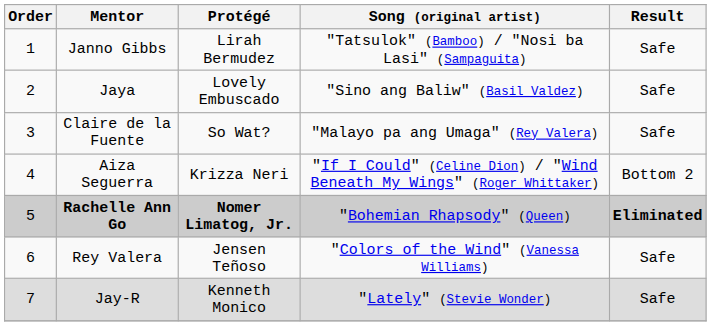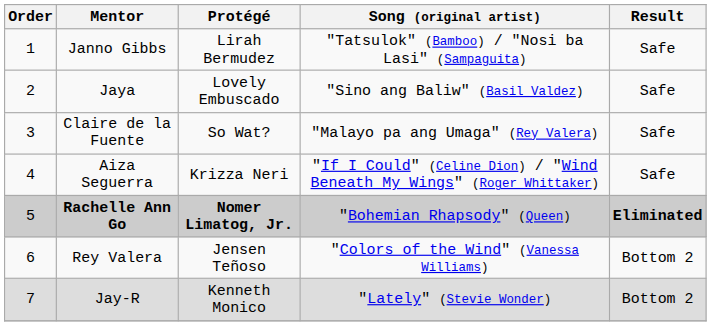(658, 175) Bottom 2 -> (658, 175) Safe
(658, 258) Safe -> (658, 258) Bottom 2
(658, 299) Safe -> (658, 299) Bottom 2
